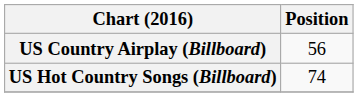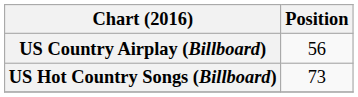(317, 77) 74 -> (317, 77) 73
